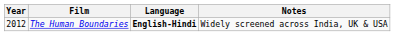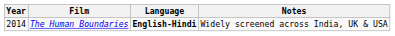(16, 24) 2012 -> (16, 24) 2014
